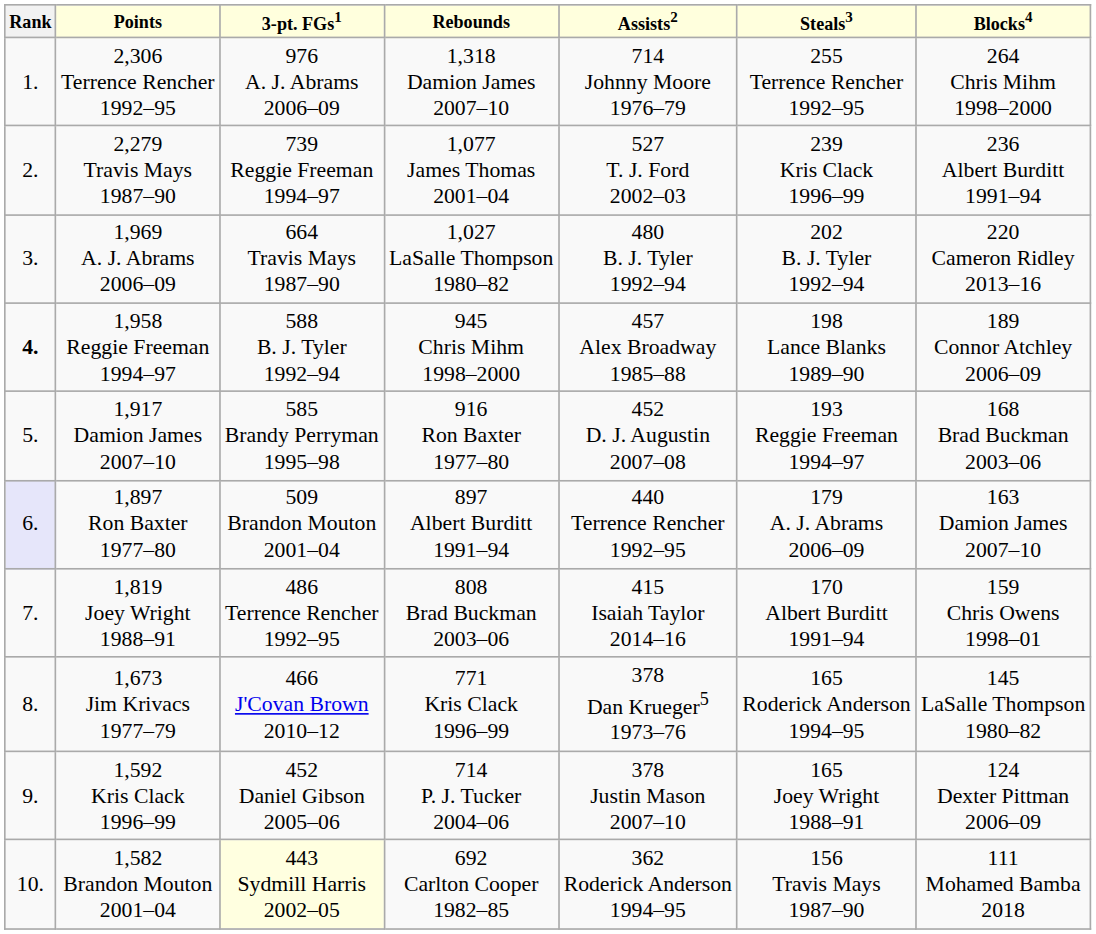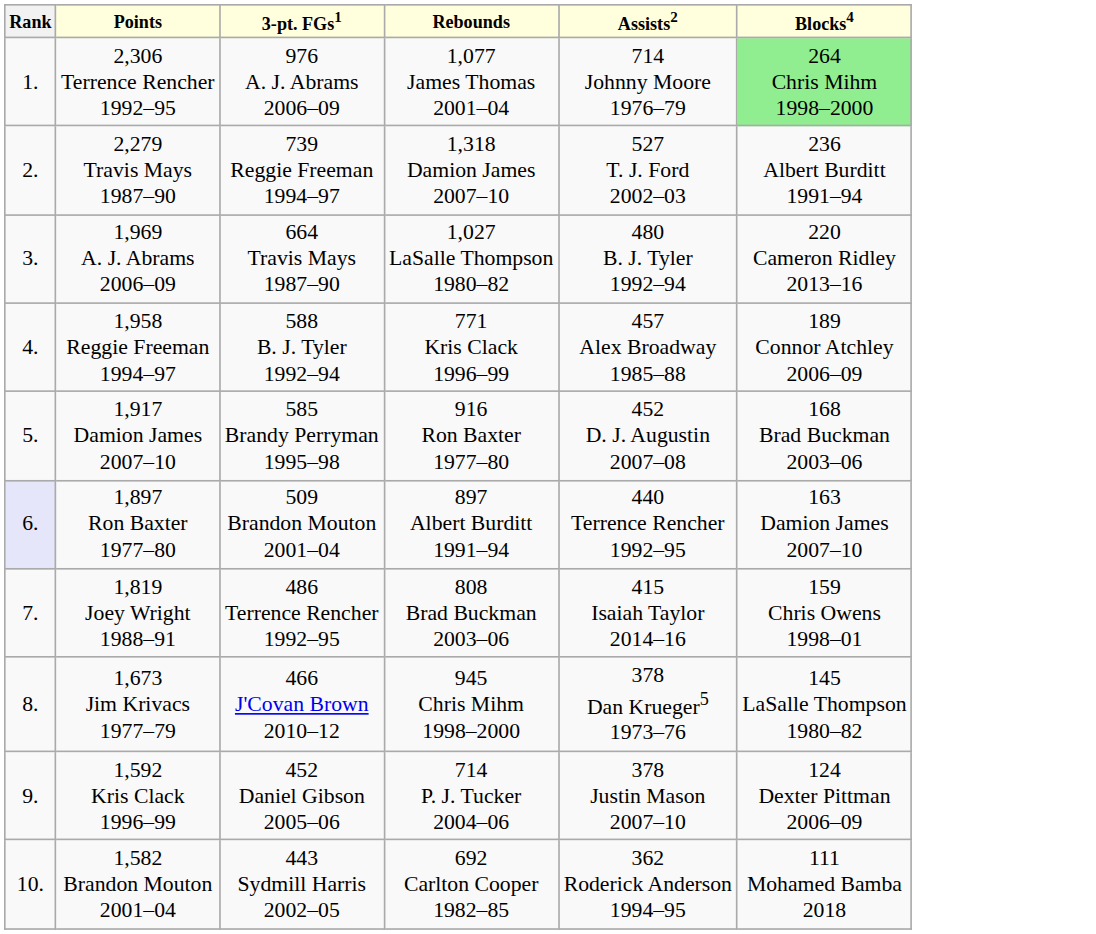- column: (826, 22)
(471, 81) 1,318 Damion James 2007–10 -> (471, 81) 1,077 James Thomas 2001–04
(1003, 81) no background -> (824, 81) lightgreen background
(471, 170) 1,077 James Thomas 2001–04 -> (471, 170) 1,318 Damion James 2007–10
(30, 347) bold -> (30, 347) normal
(471, 347) 945 Chris Mihm 1998–2000 -> (471, 347) 771 Kris Clack 1996–99
(471, 704) 771 Kris Clack 1996–99 -> (471, 704) 945 Chris Mihm 1998–2000
(302, 884) lightyellow background -> (302, 884) no background
